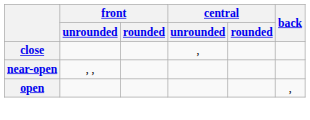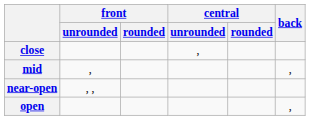+ row: (32, 69)
